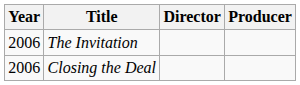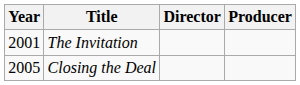(24, 42) 2006 -> (24, 42) 2001
(24, 67) 2006 -> (24, 67) 2005
